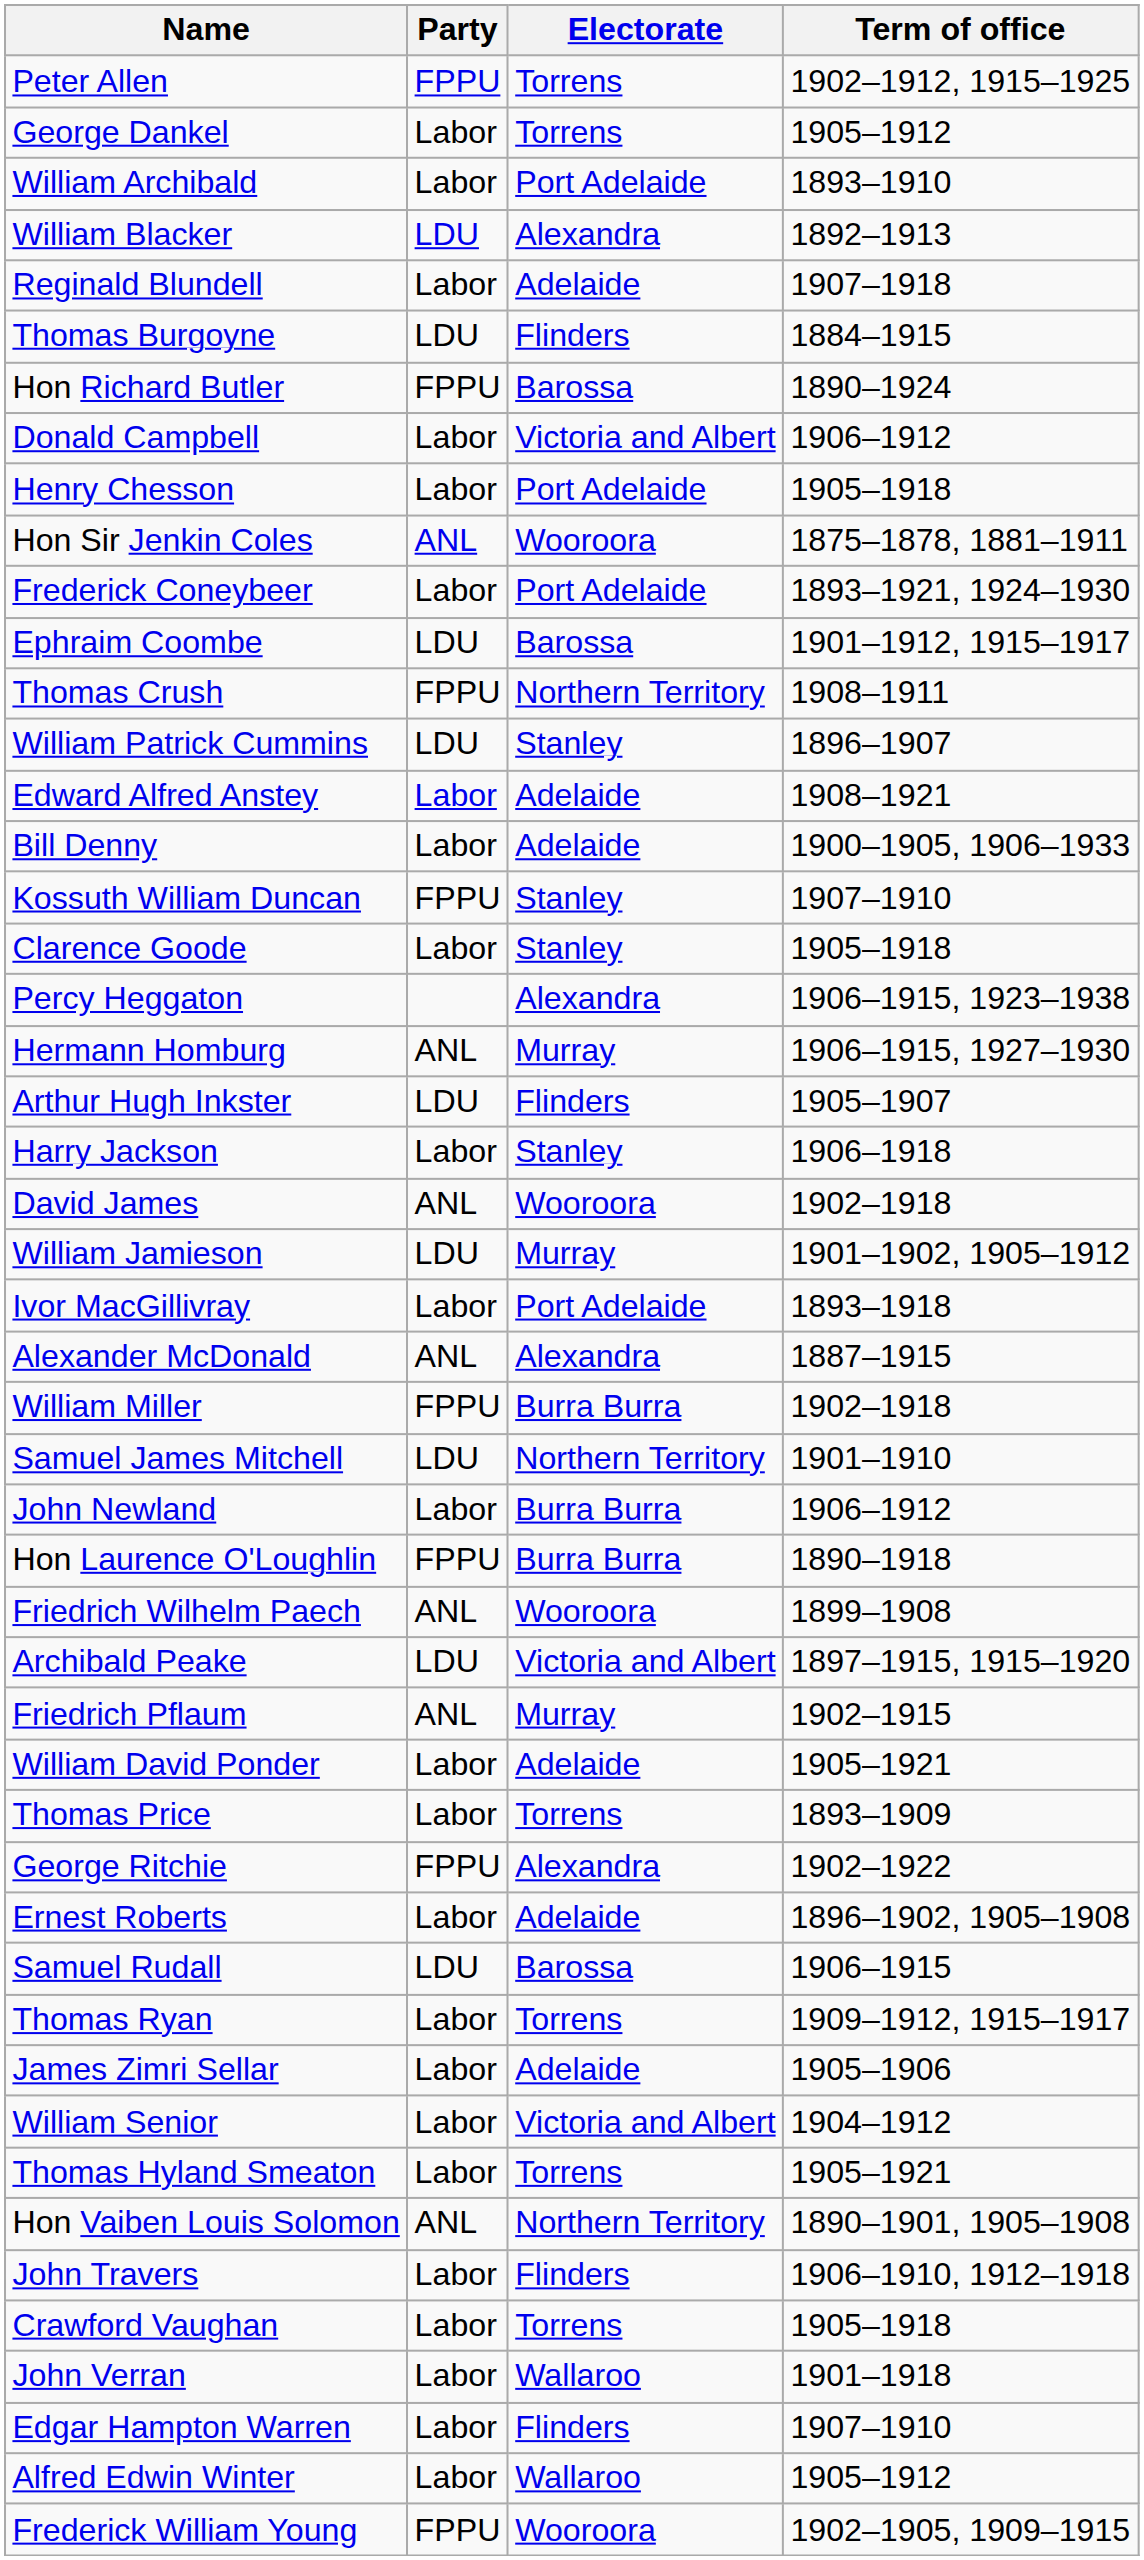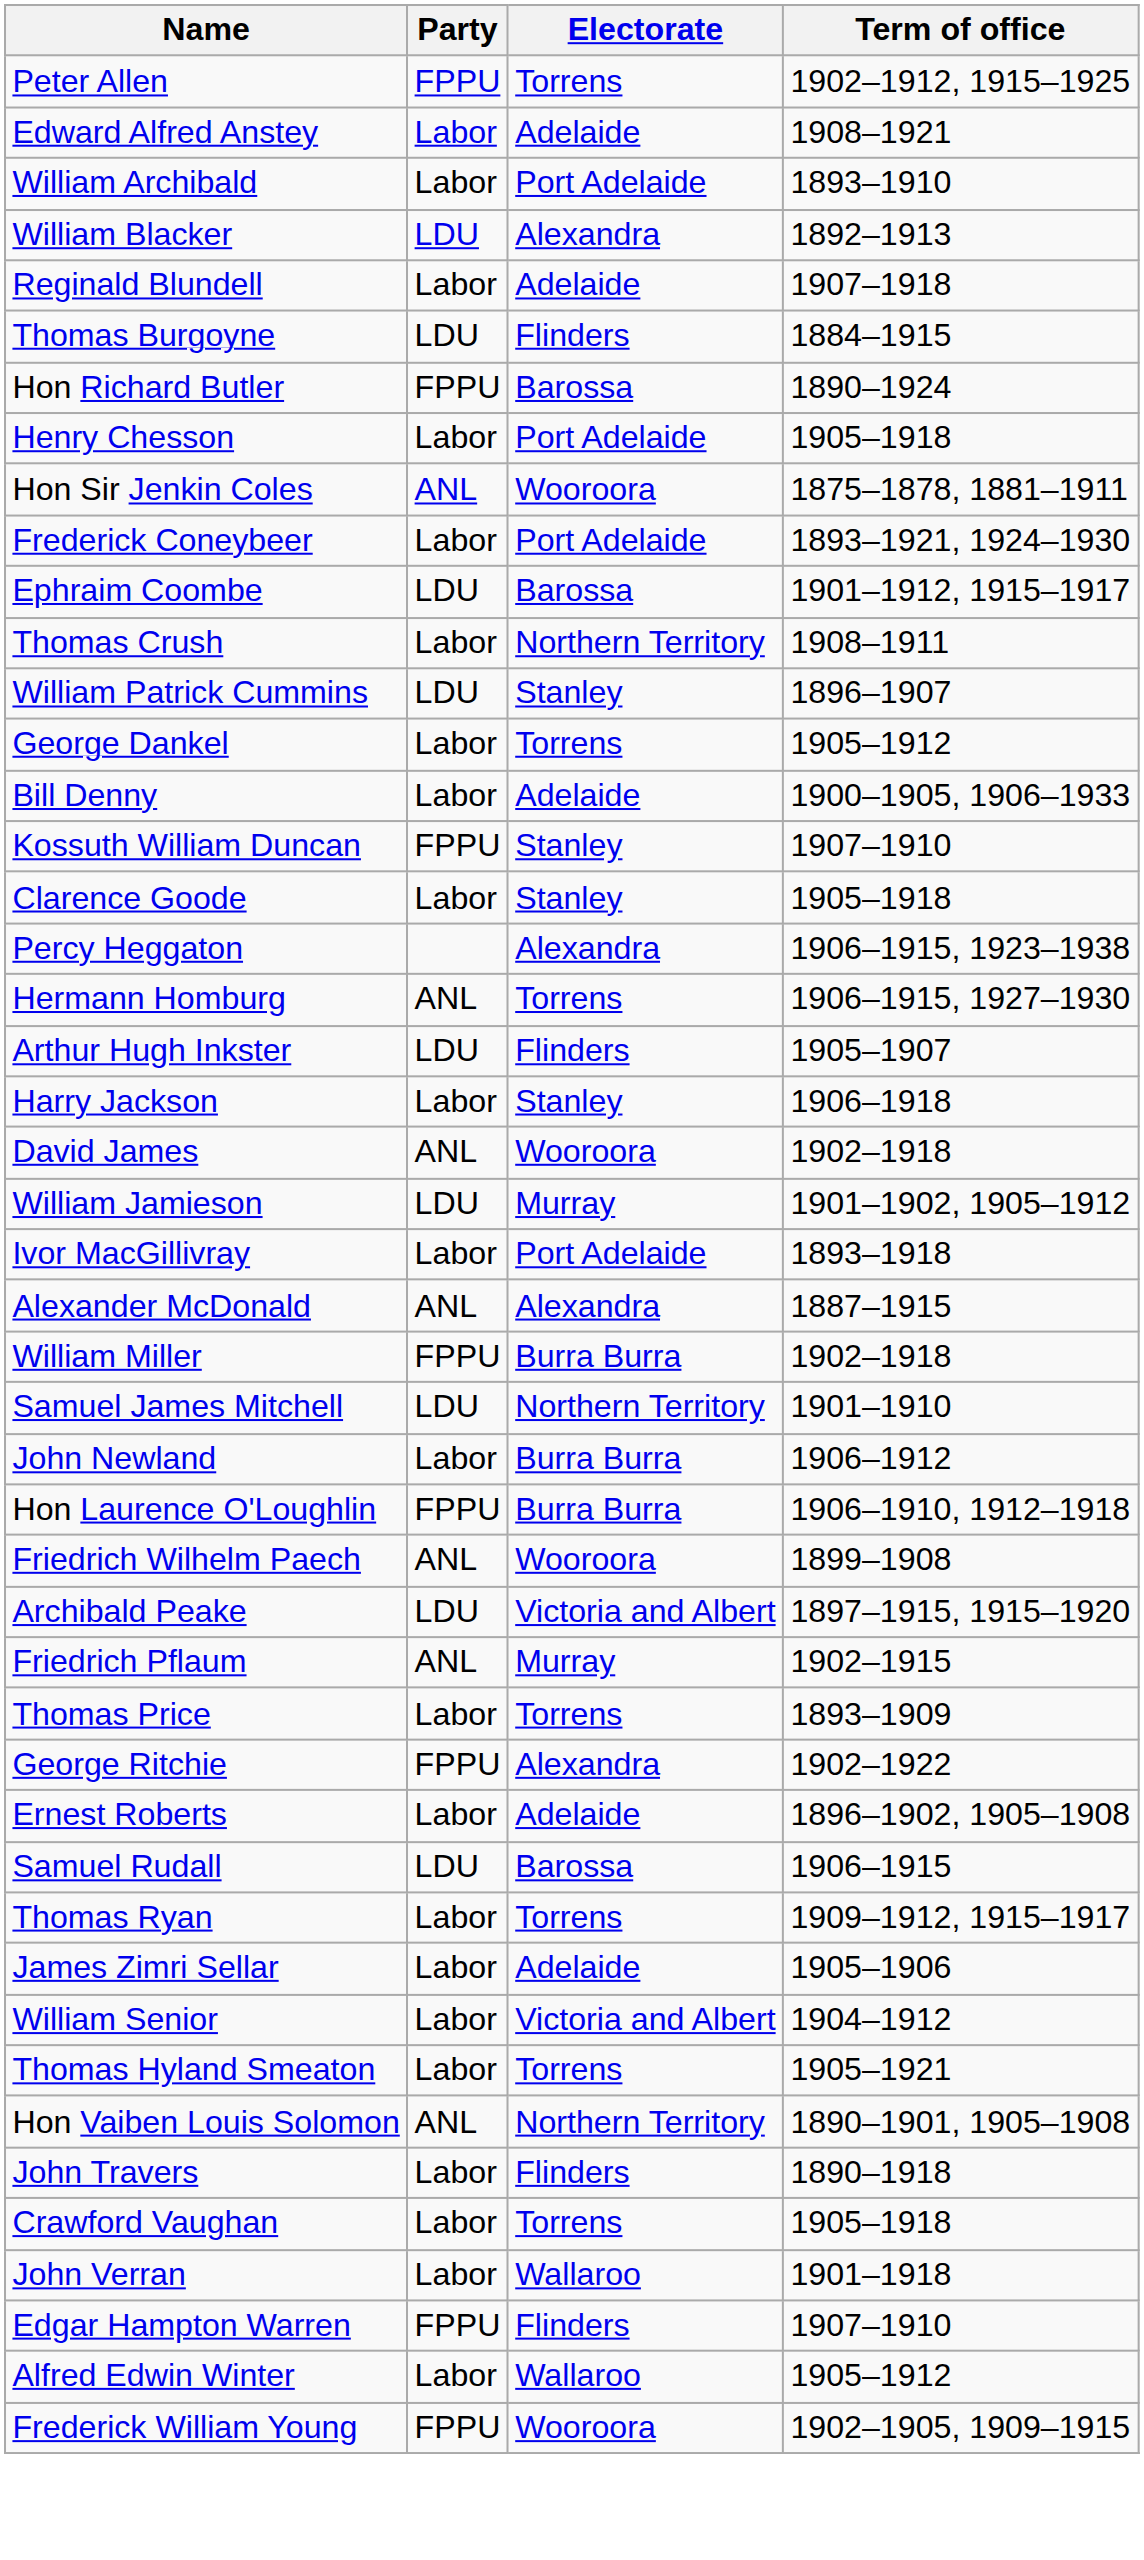rows swapped: (165, 795) <-> (121, 132)
- row: (136, 438)
(457, 693) FPPU -> (456, 642) Labor
(565, 1050) Murray -> (569, 999) Torrens
(871, 1560) 1890–1918 -> (960, 1509) 1906–1910, 1912–1918
- row: (166, 1764)
(960, 2274) 1906–1910, 1912–1918 -> (871, 2172) 1890–1918
(456, 2427) Labor -> (457, 2325) FPPU
